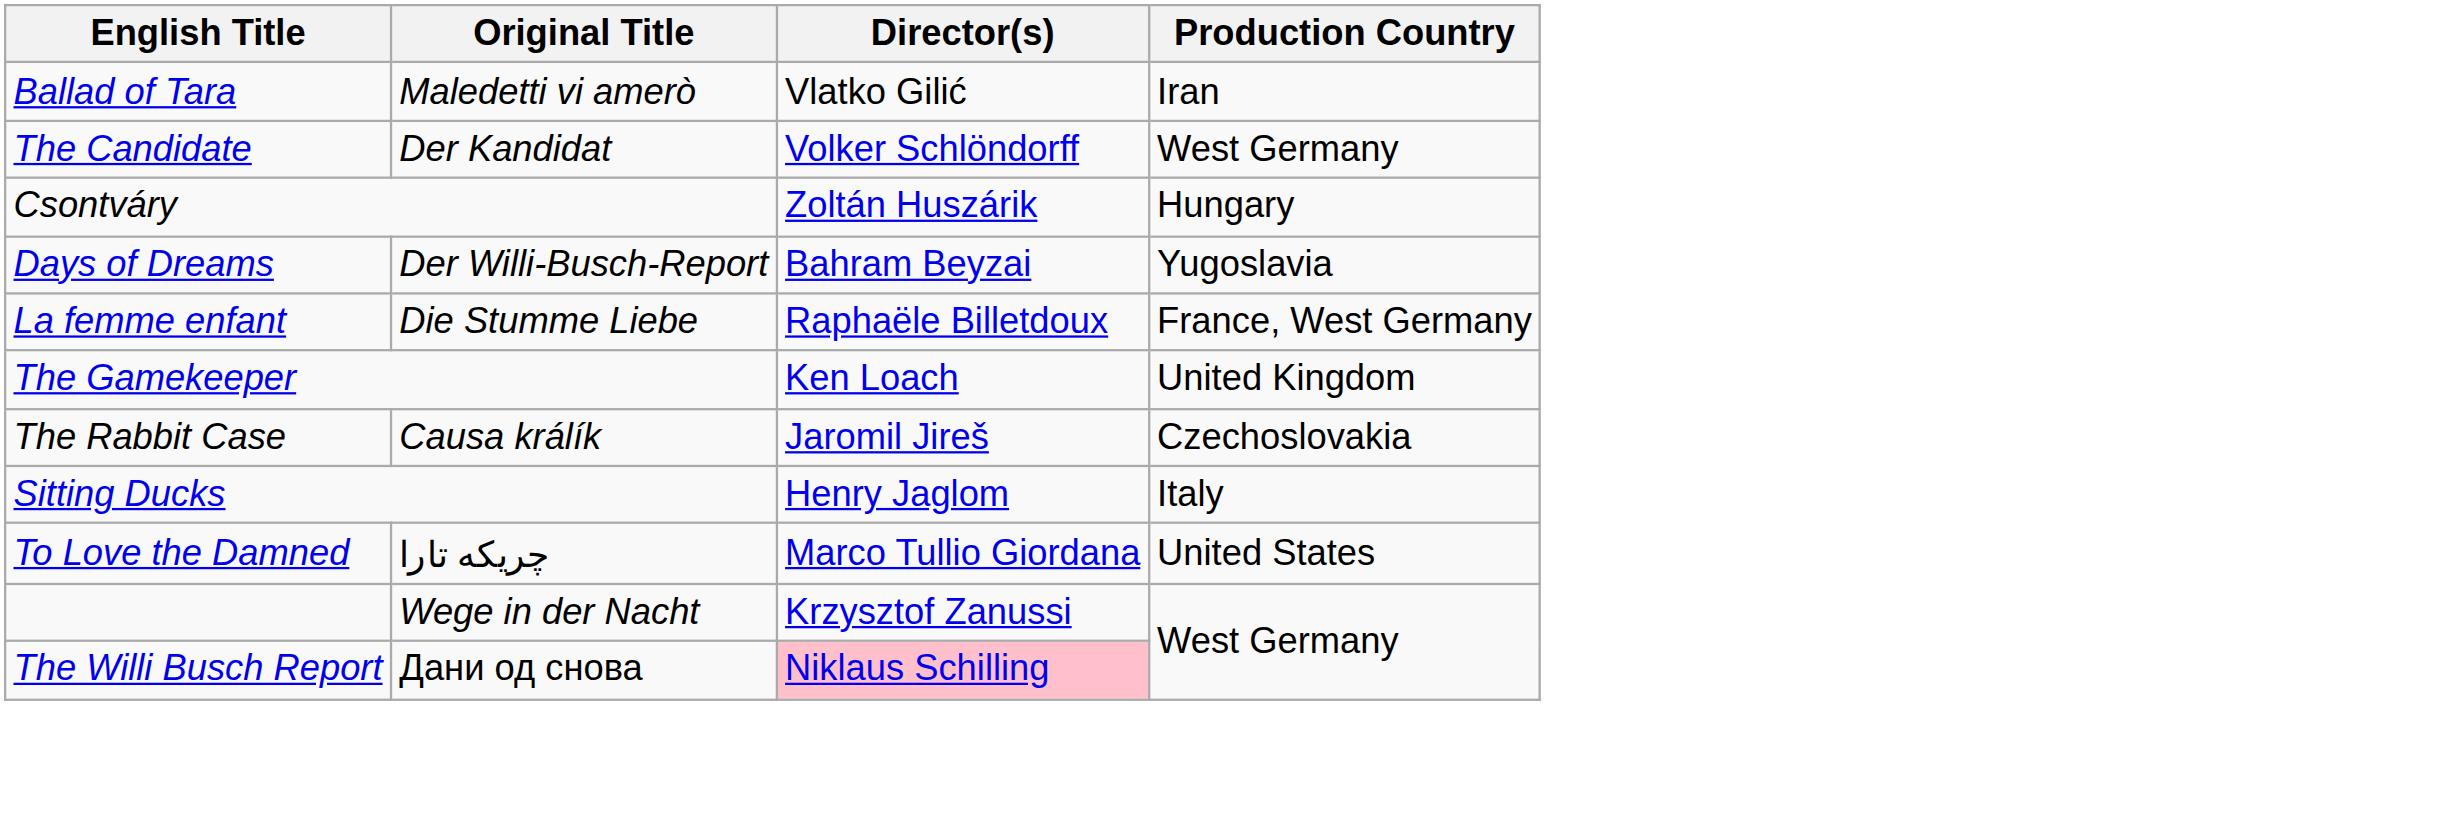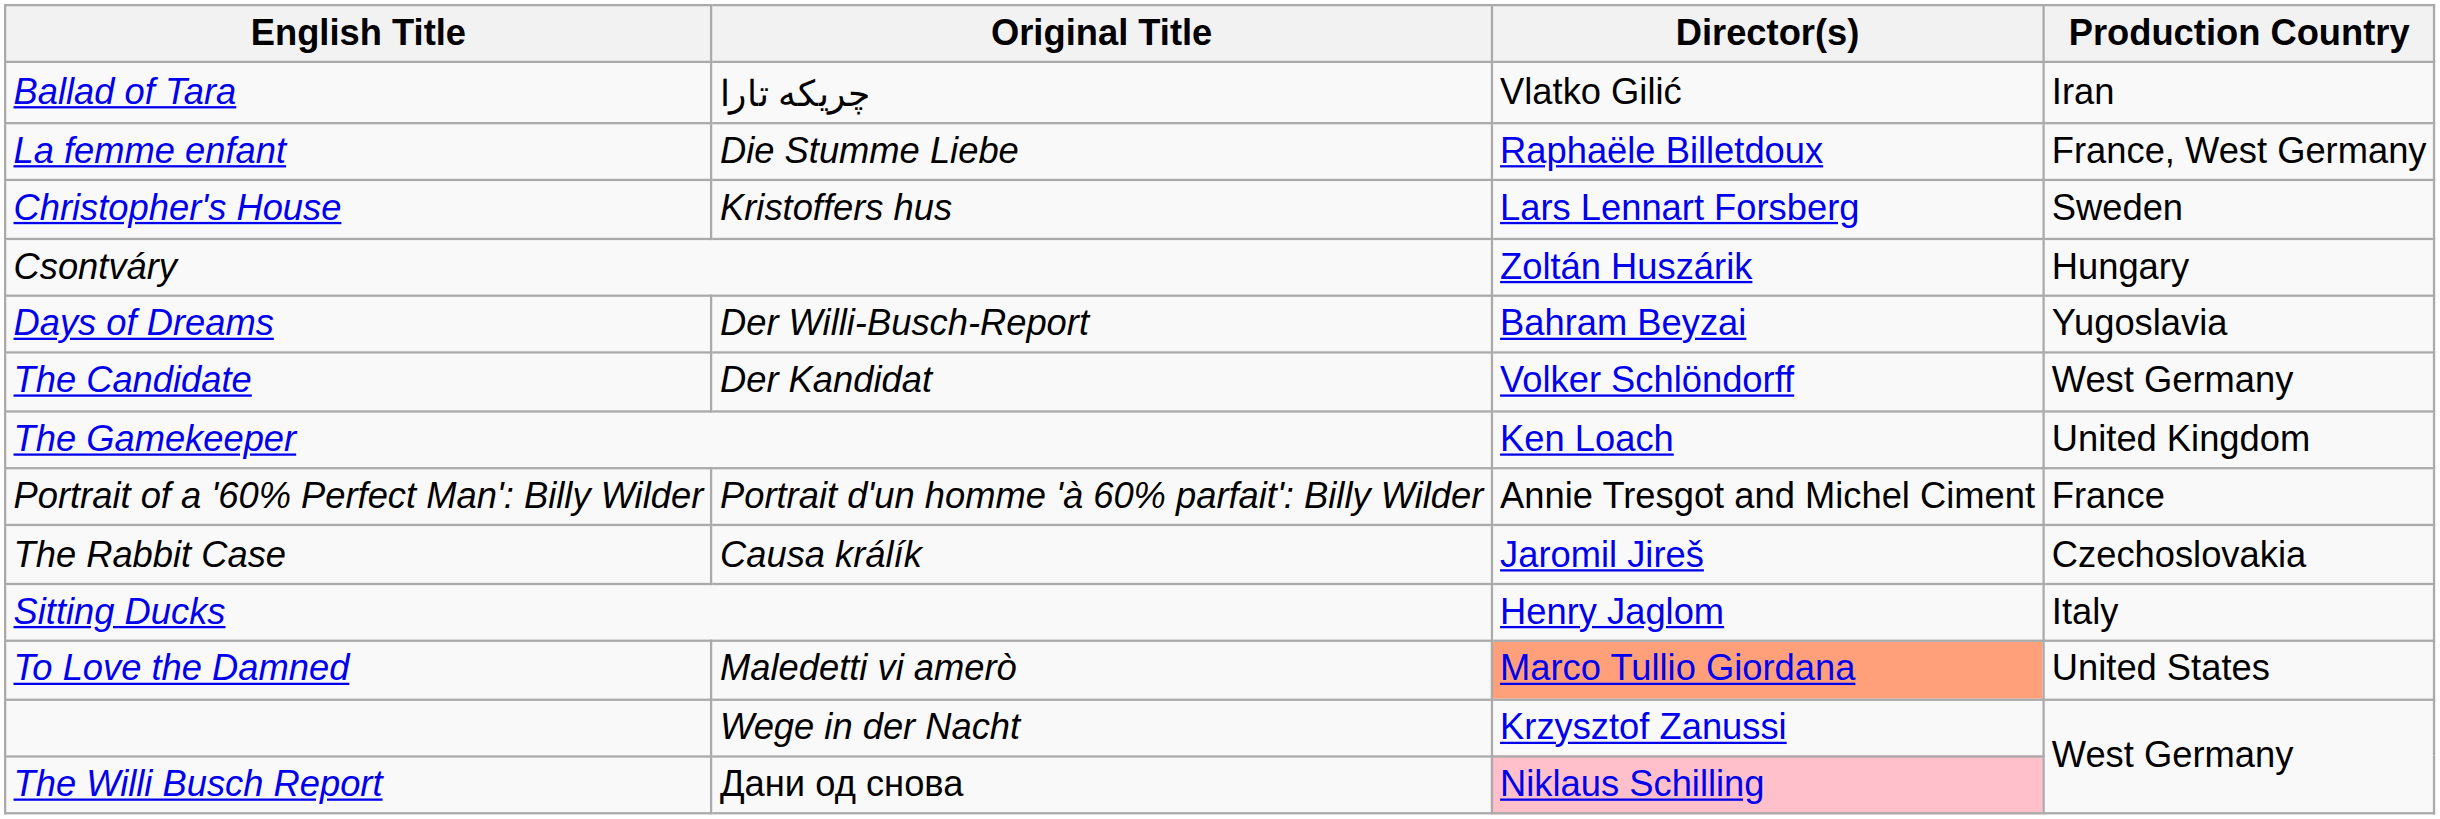(548, 90) Maledetti vi amerò -> (795, 93) چریکه تارا
rows swapped: (133, 148) <-> (150, 321)
+ row: (177, 208)
+ row: (358, 496)
(475, 553) چریکه تارا -> (868, 669) Maledetti vi amerò
(963, 552) no background -> (1678, 669) lightsalmon background
